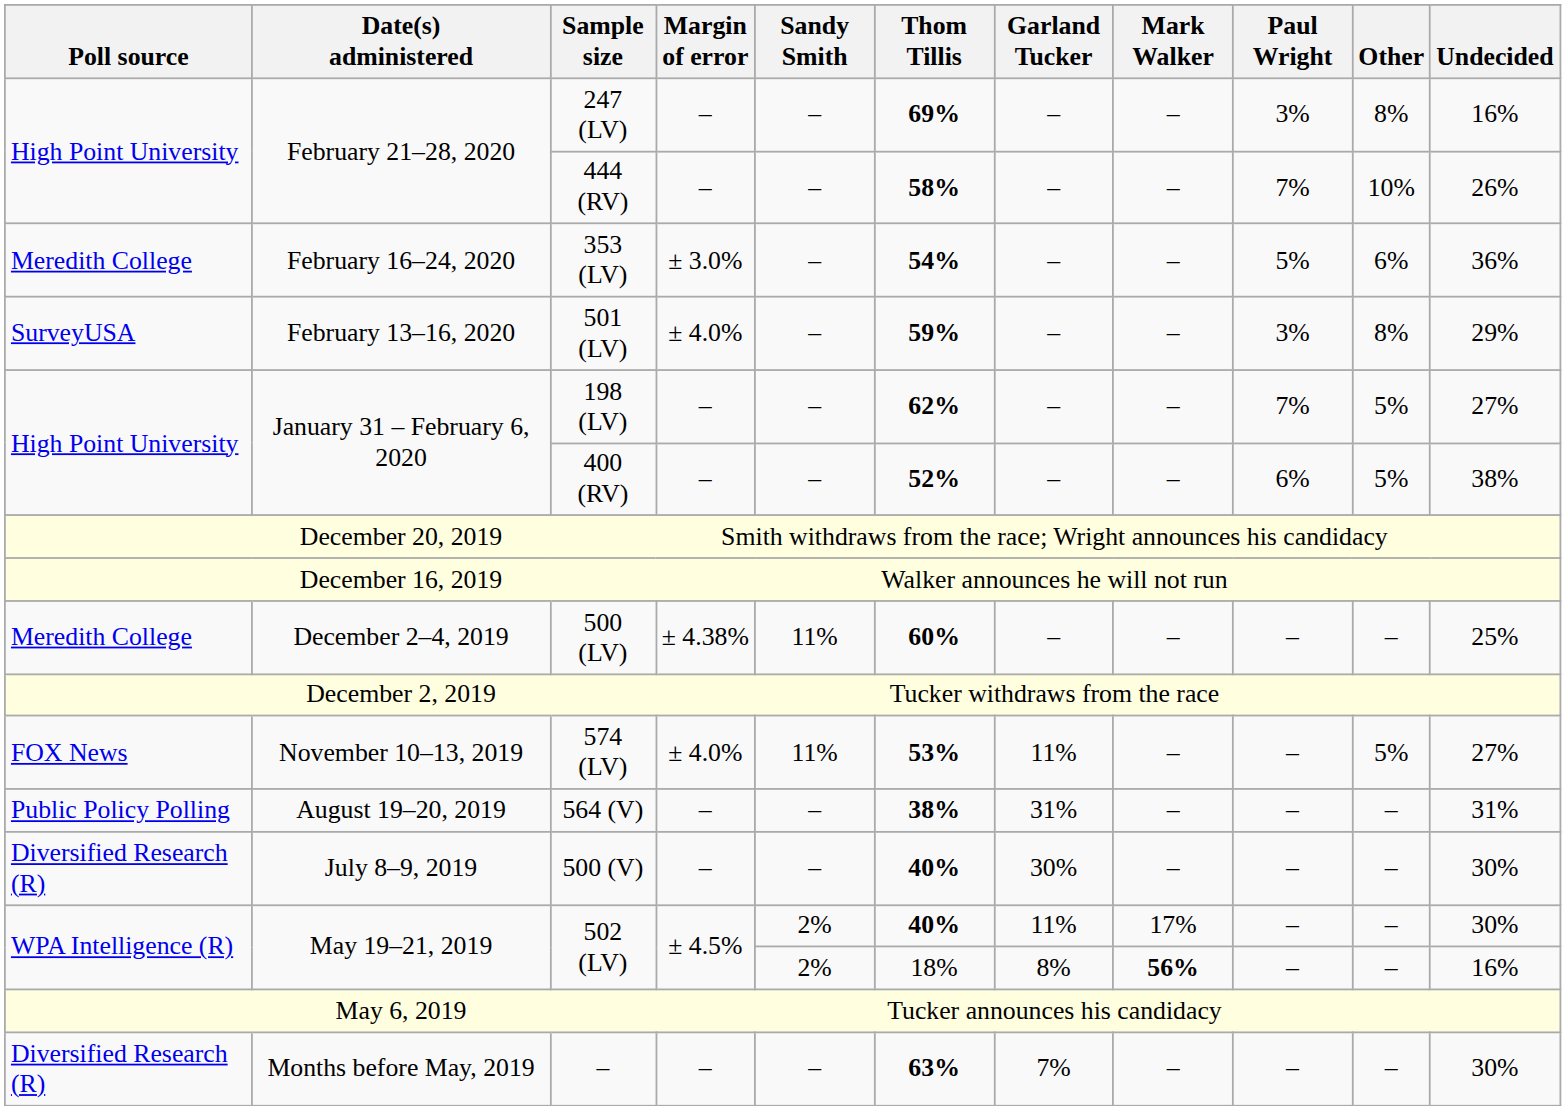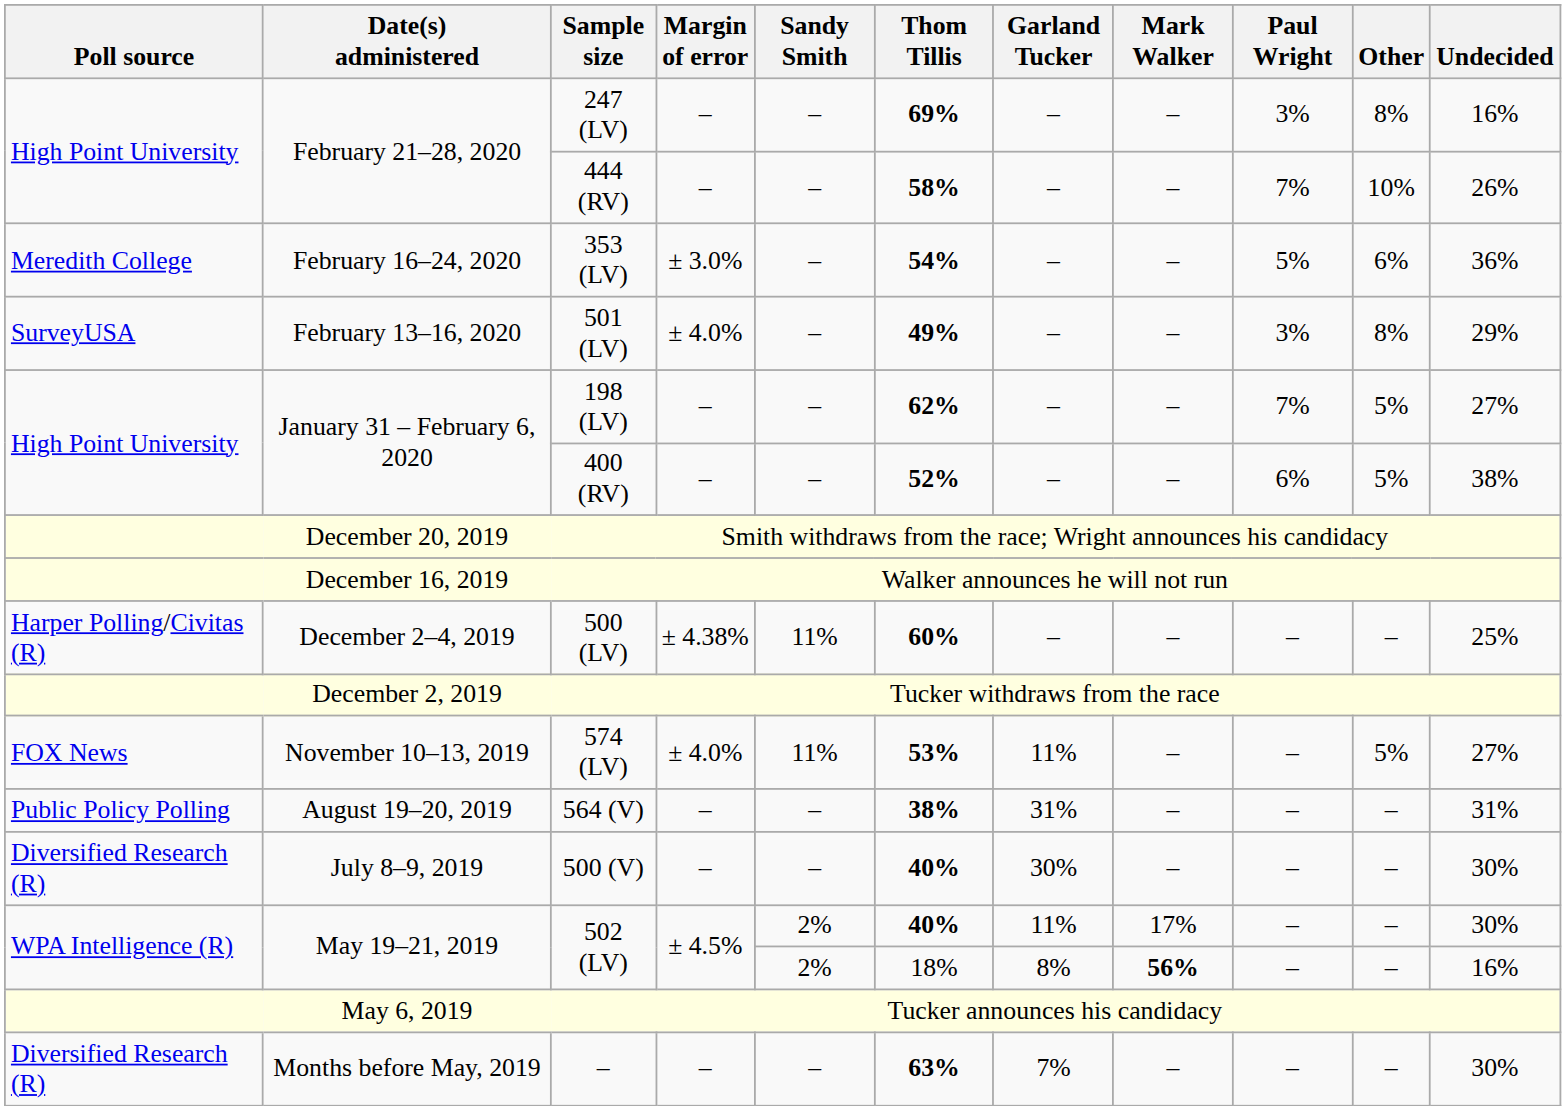(934, 333) 59% -> (934, 333) 49%
(101, 636) Meredith College -> (127, 636) Harper Polling/Civitas (R)
